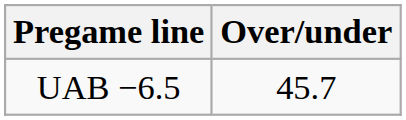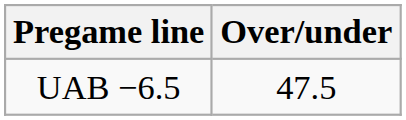(306, 86) 45.7 -> (306, 86) 47.5
